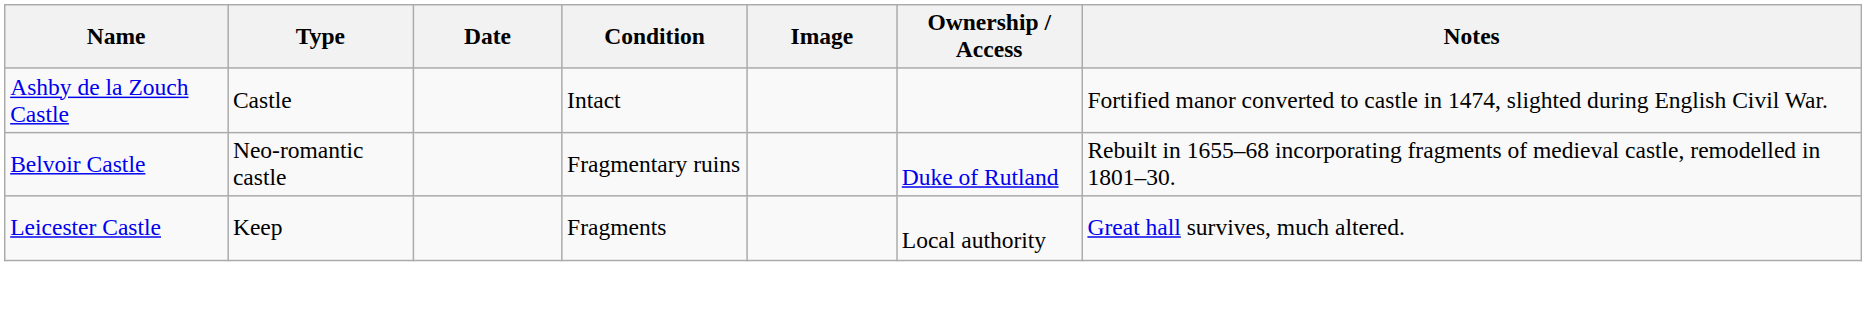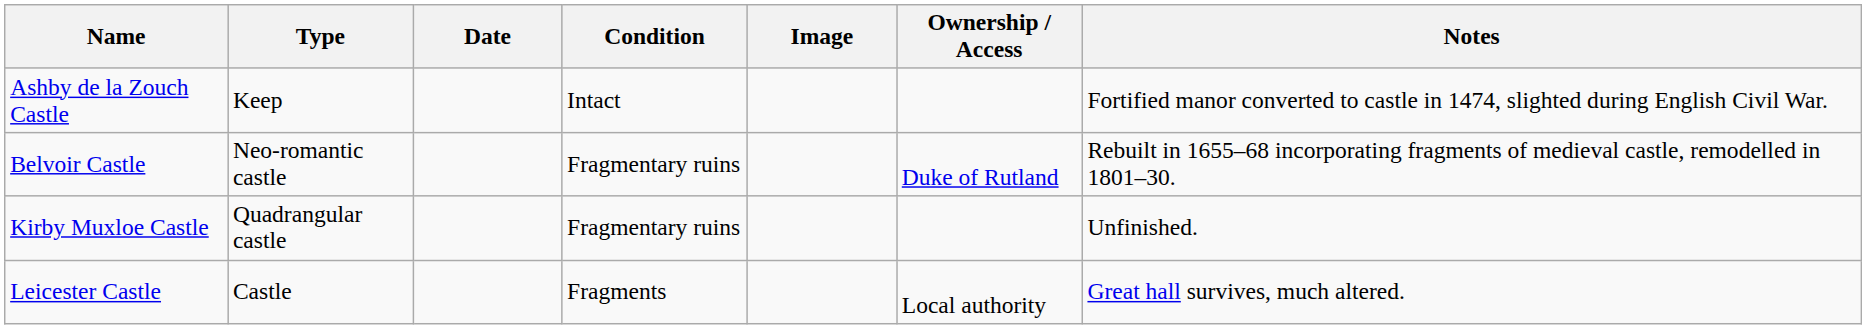(262, 100) Castle -> (258, 100) Keep
+ row: (109, 227)
(258, 227) Keep -> (262, 291) Castle
